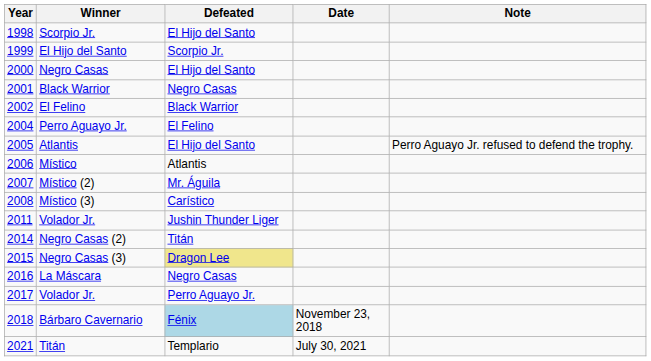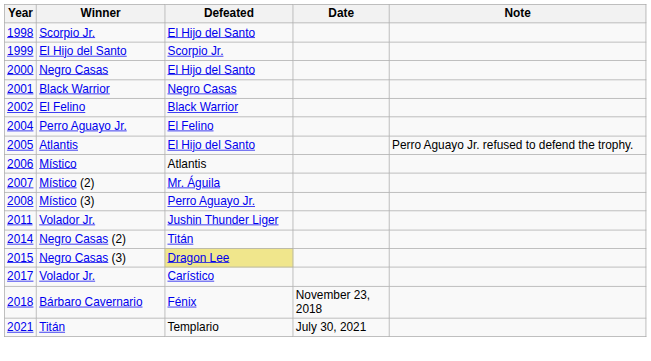(191, 201) Carístico -> (211, 201) Perro Aguayo Jr.
- row: (20, 276)
(211, 295) Perro Aguayo Jr. -> (191, 276) Carístico
(182, 320) lightblue background -> (182, 302) no background
